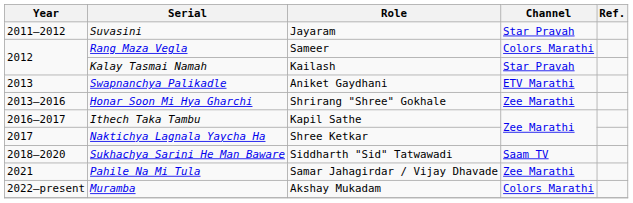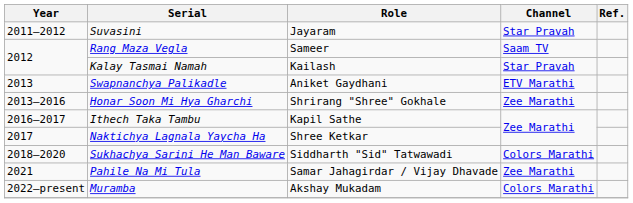(549, 48) Colors Marathi -> (526, 48) Saam TV
(526, 154) Saam TV -> (549, 154) Colors Marathi
